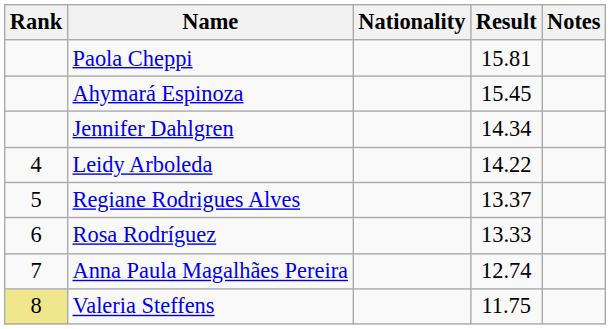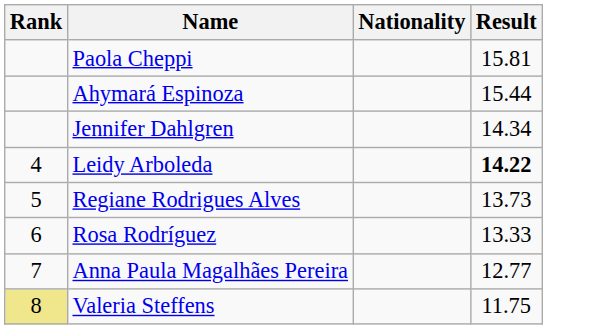- column: (574, 22)
(506, 93) 15.45 -> (506, 93) 15.44
(506, 164) normal -> (506, 164) bold
(506, 199) 13.37 -> (506, 199) 13.73
(506, 270) 12.74 -> (506, 270) 12.77
